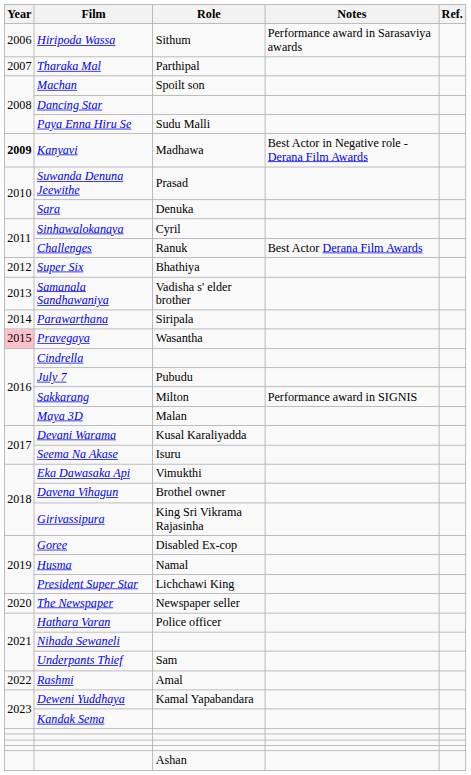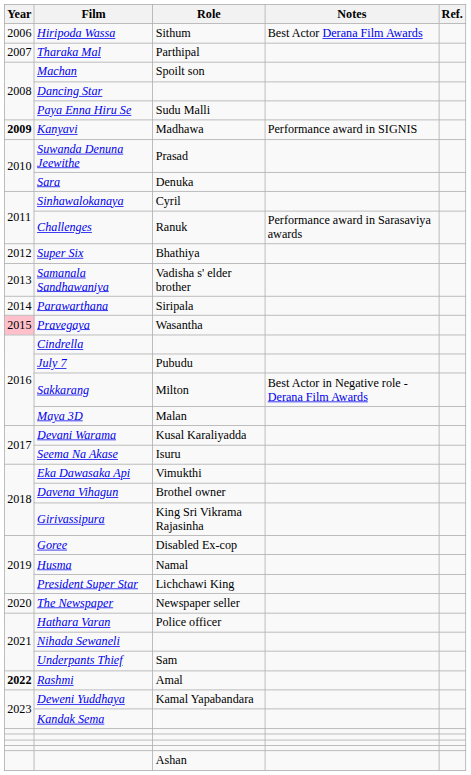(349, 40) Performance award in Sarasaviya awards -> (345, 33) Best Actor Derana Film Awards
(338, 150) Best Actor in Negative role - Derana Film Awards -> (343, 129) Performance award in SIGNIS
(345, 248) Best Actor Derana Film Awards -> (349, 227) Performance award in Sarasaviya awards
(343, 396) Performance award in SIGNIS -> (338, 389) Best Actor in Negative role - Derana Film Awards
(19, 680) normal -> (19, 680) bold
